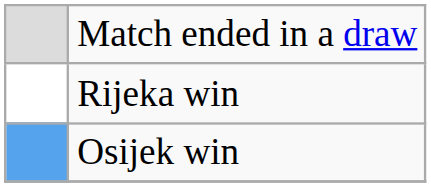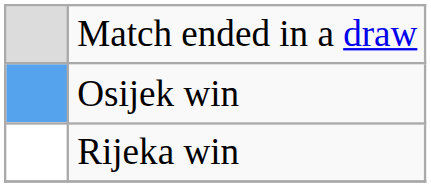rows swapped: (158, 92) <-> (158, 151)
